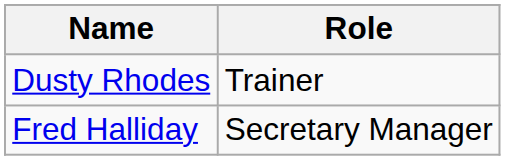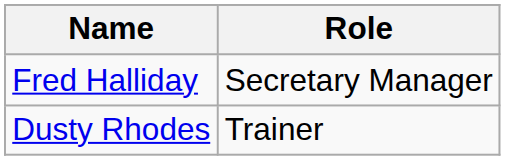rows swapped: (105, 129) <-> (111, 79)
